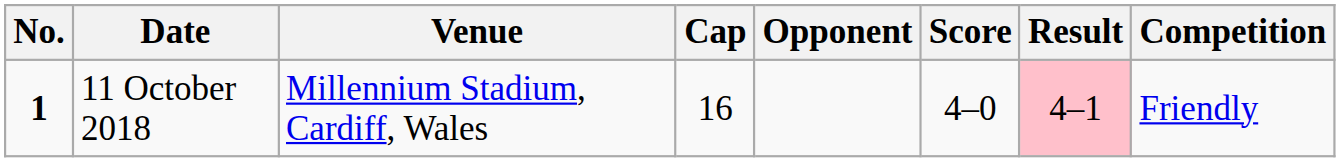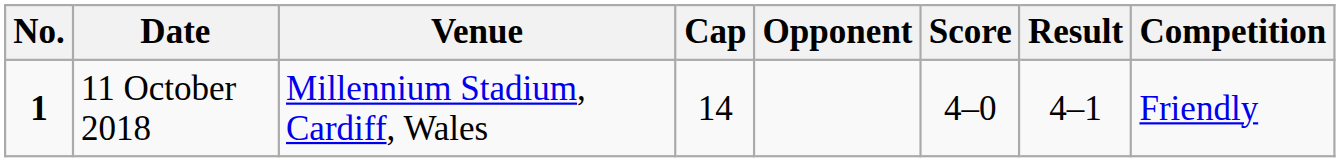(715, 107) 16 -> (715, 107) 14
(1076, 107) pink background -> (1076, 107) no background
